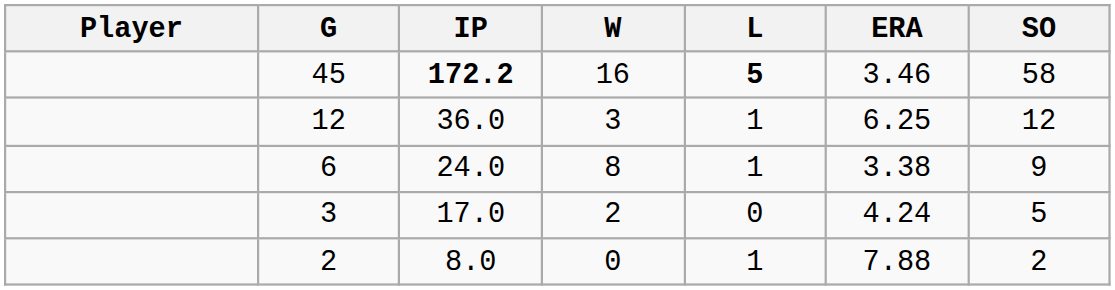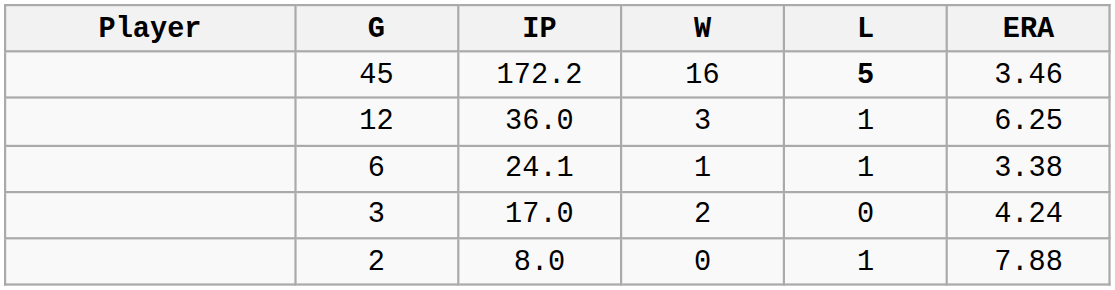- column: (1039, 28)
(471, 75) bold -> (539, 75) normal
(471, 168) 24.0 -> (539, 168) 24.1
(613, 168) 8 -> (702, 168) 1
